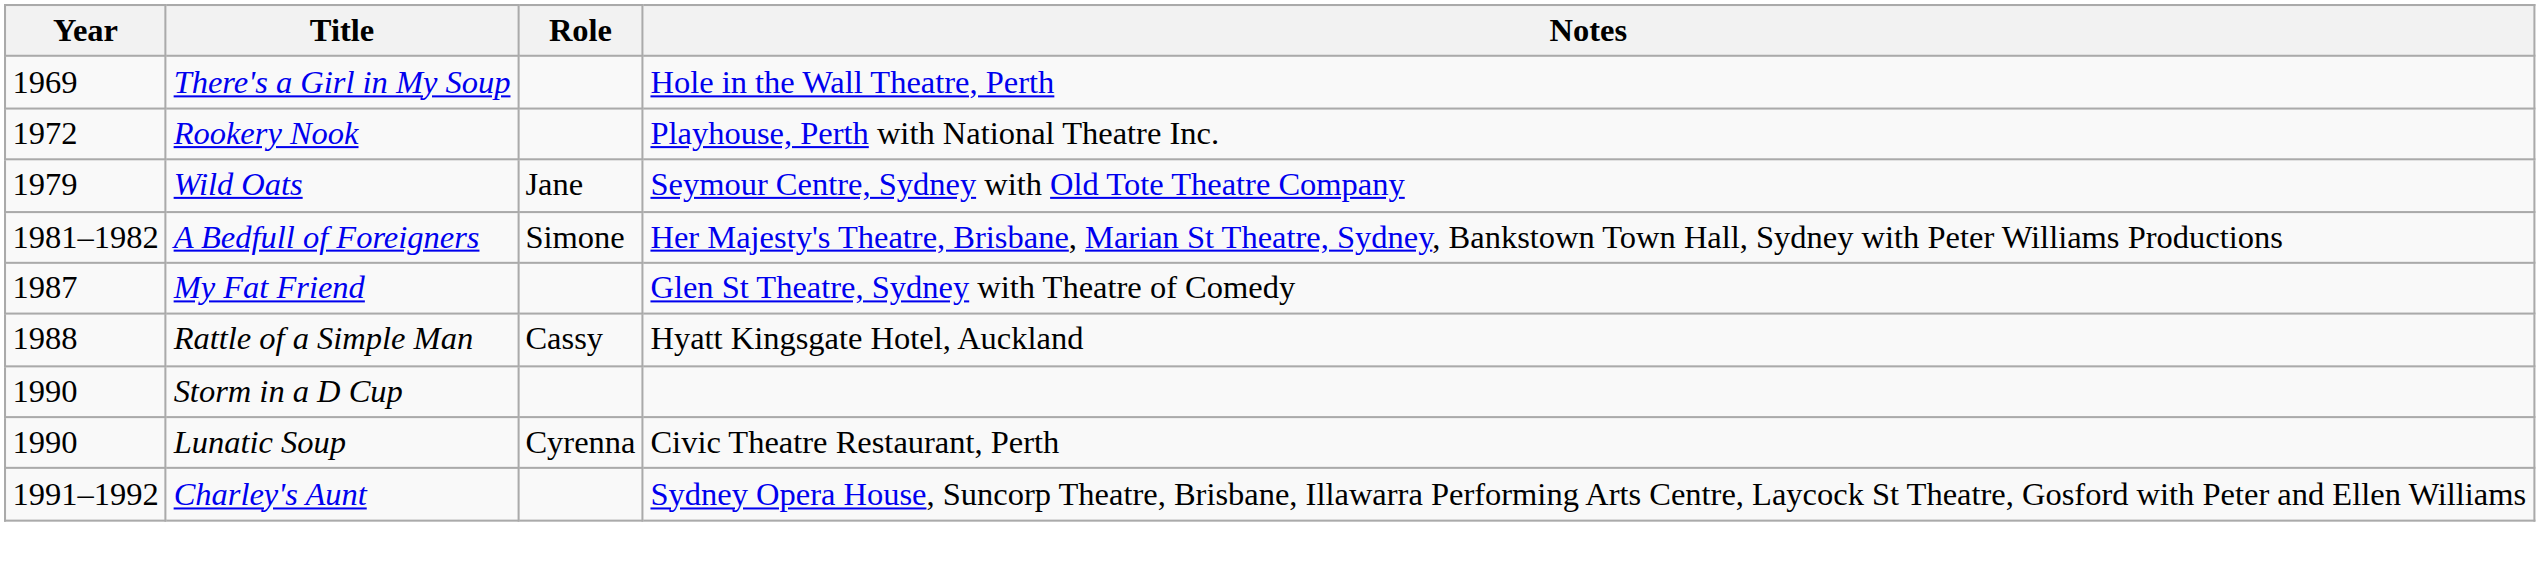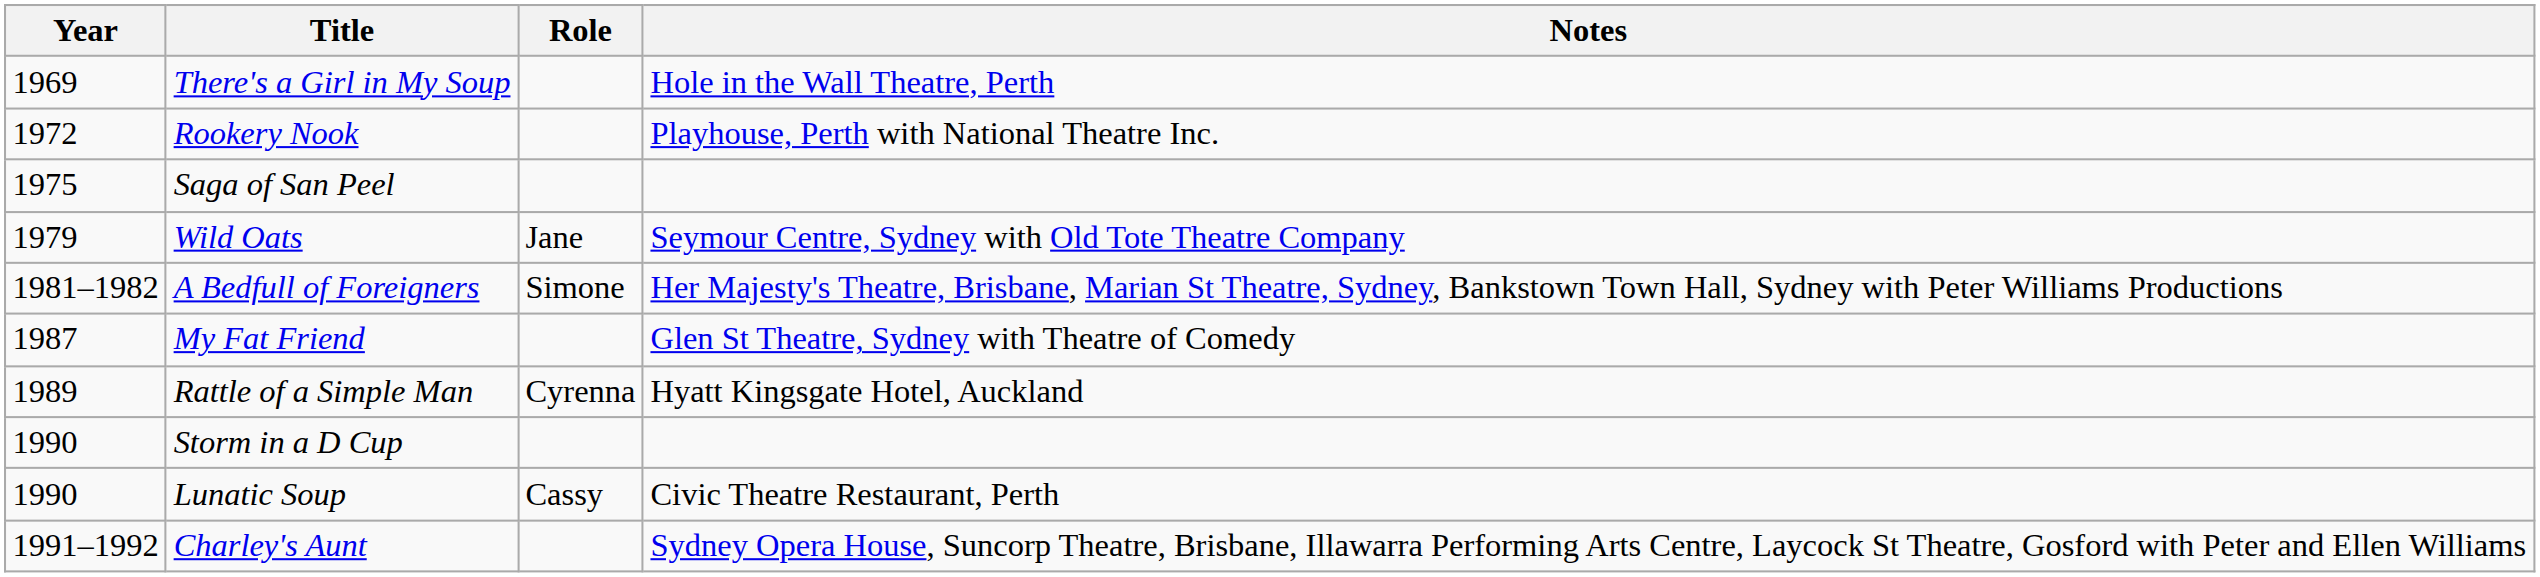+ row: (284, 184)
(45, 339) 1988 -> (45, 390) 1989
(564, 339) Cassy -> (580, 390) Cyrenna
(580, 442) Cyrenna -> (564, 493) Cassy
